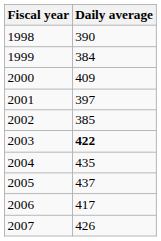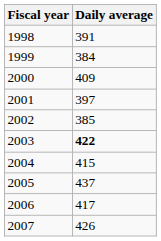(85, 36) 390 -> (85, 36) 391
(85, 162) 435 -> (85, 162) 415
